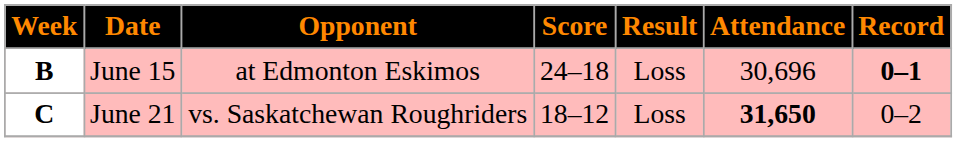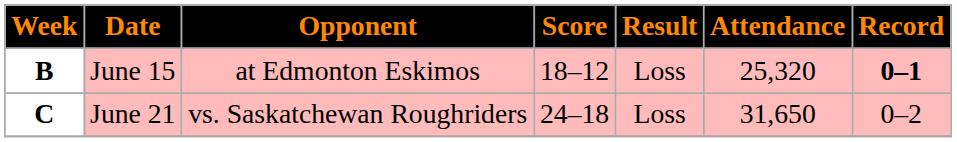(575, 70) 24–18 -> (575, 70) 18–12
(778, 70) 30,696 -> (778, 70) 25,320
(575, 114) 18–12 -> (575, 114) 24–18
(778, 114) bold -> (778, 114) normal
